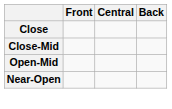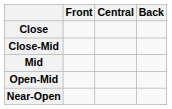+ row: (34, 63)
